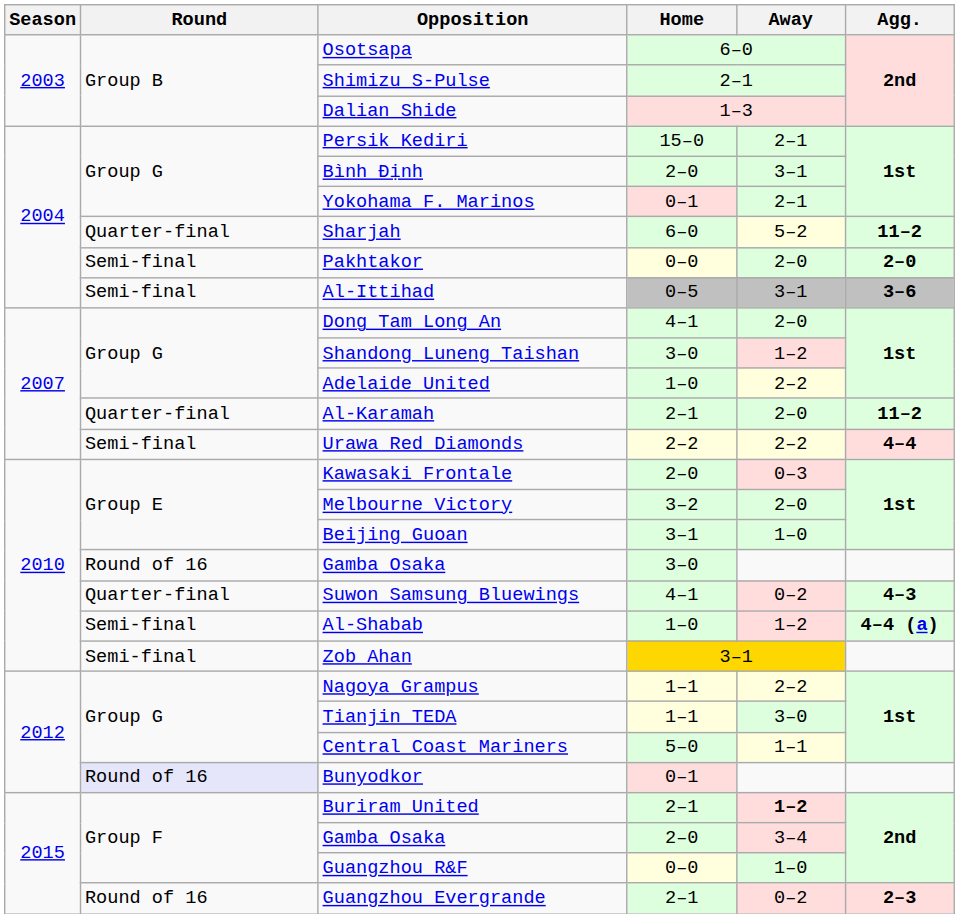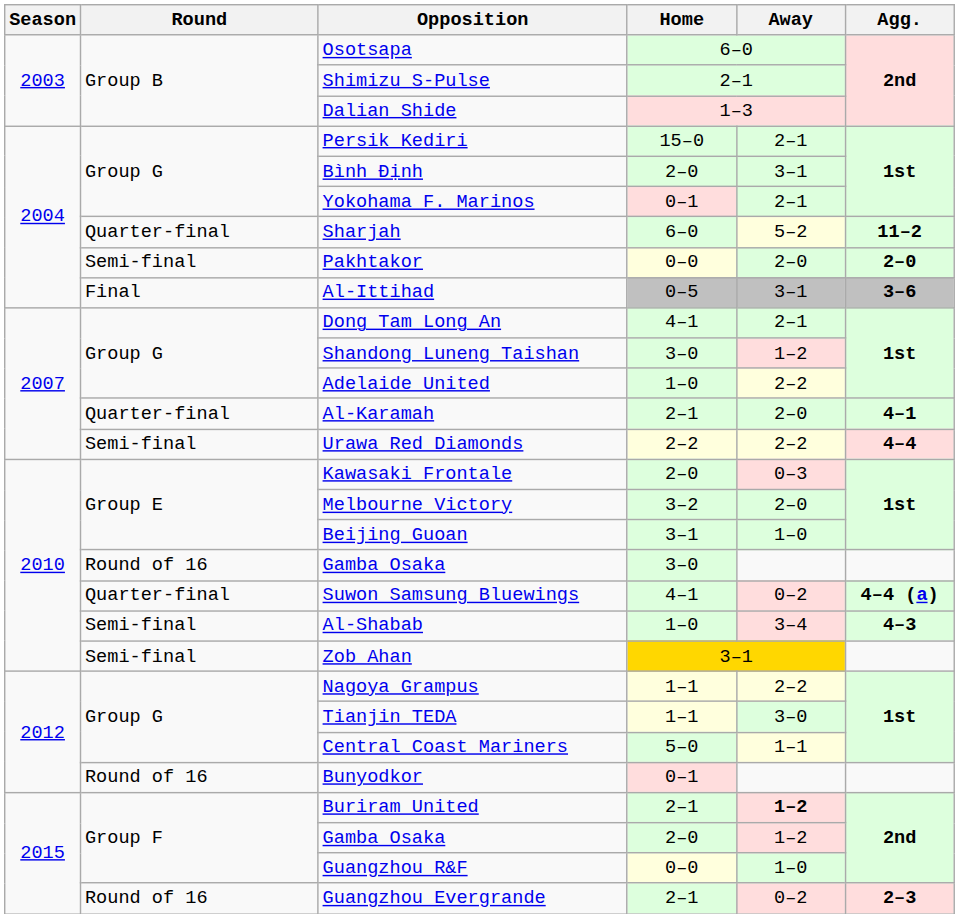(141, 293) Semi-final -> (113, 293) Final
(791, 323) 2–0 -> (791, 323) 2–1
(900, 414) 11–2 -> (900, 414) 4–1
(900, 596) 4–3 -> (900, 596) 4–4 (a)
(791, 626) 1–2 -> (791, 626) 3–4
(900, 626) 4–4 (a) -> (900, 626) 4–3
(146, 777) lavender background -> (146, 777) no background
(791, 838) 3–4 -> (791, 838) 1–2
